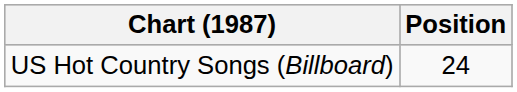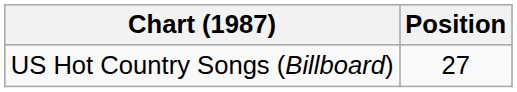(456, 65) 24 -> (456, 65) 27
